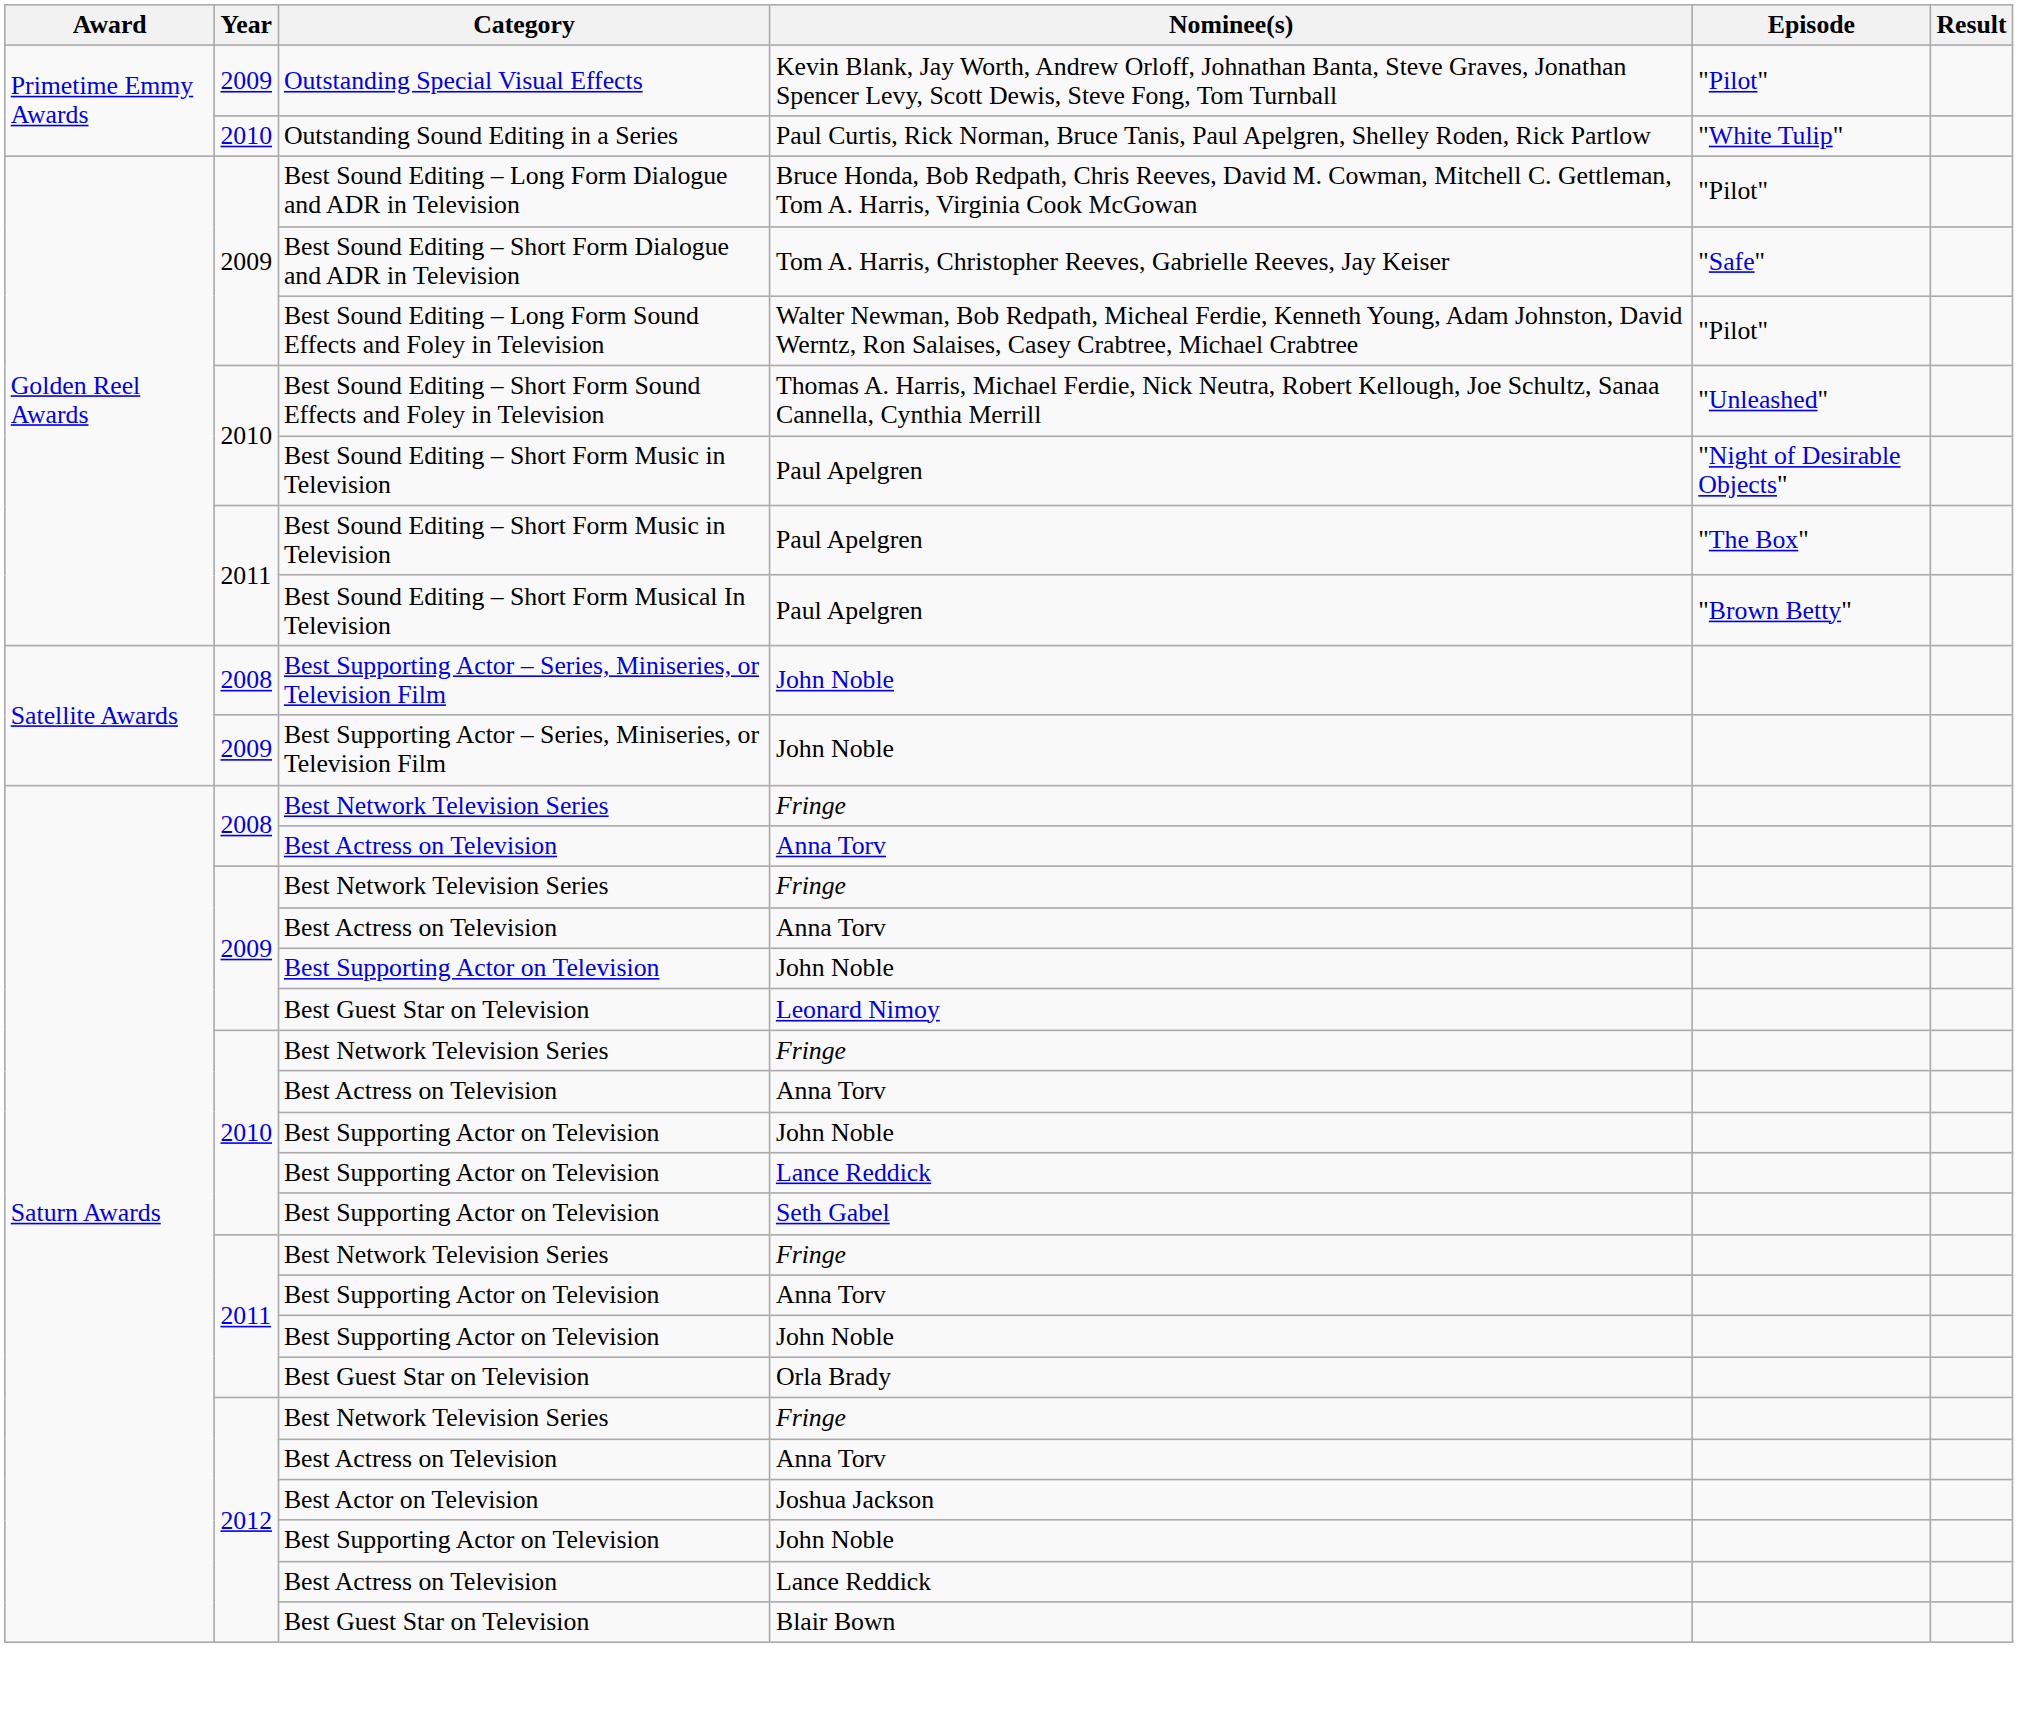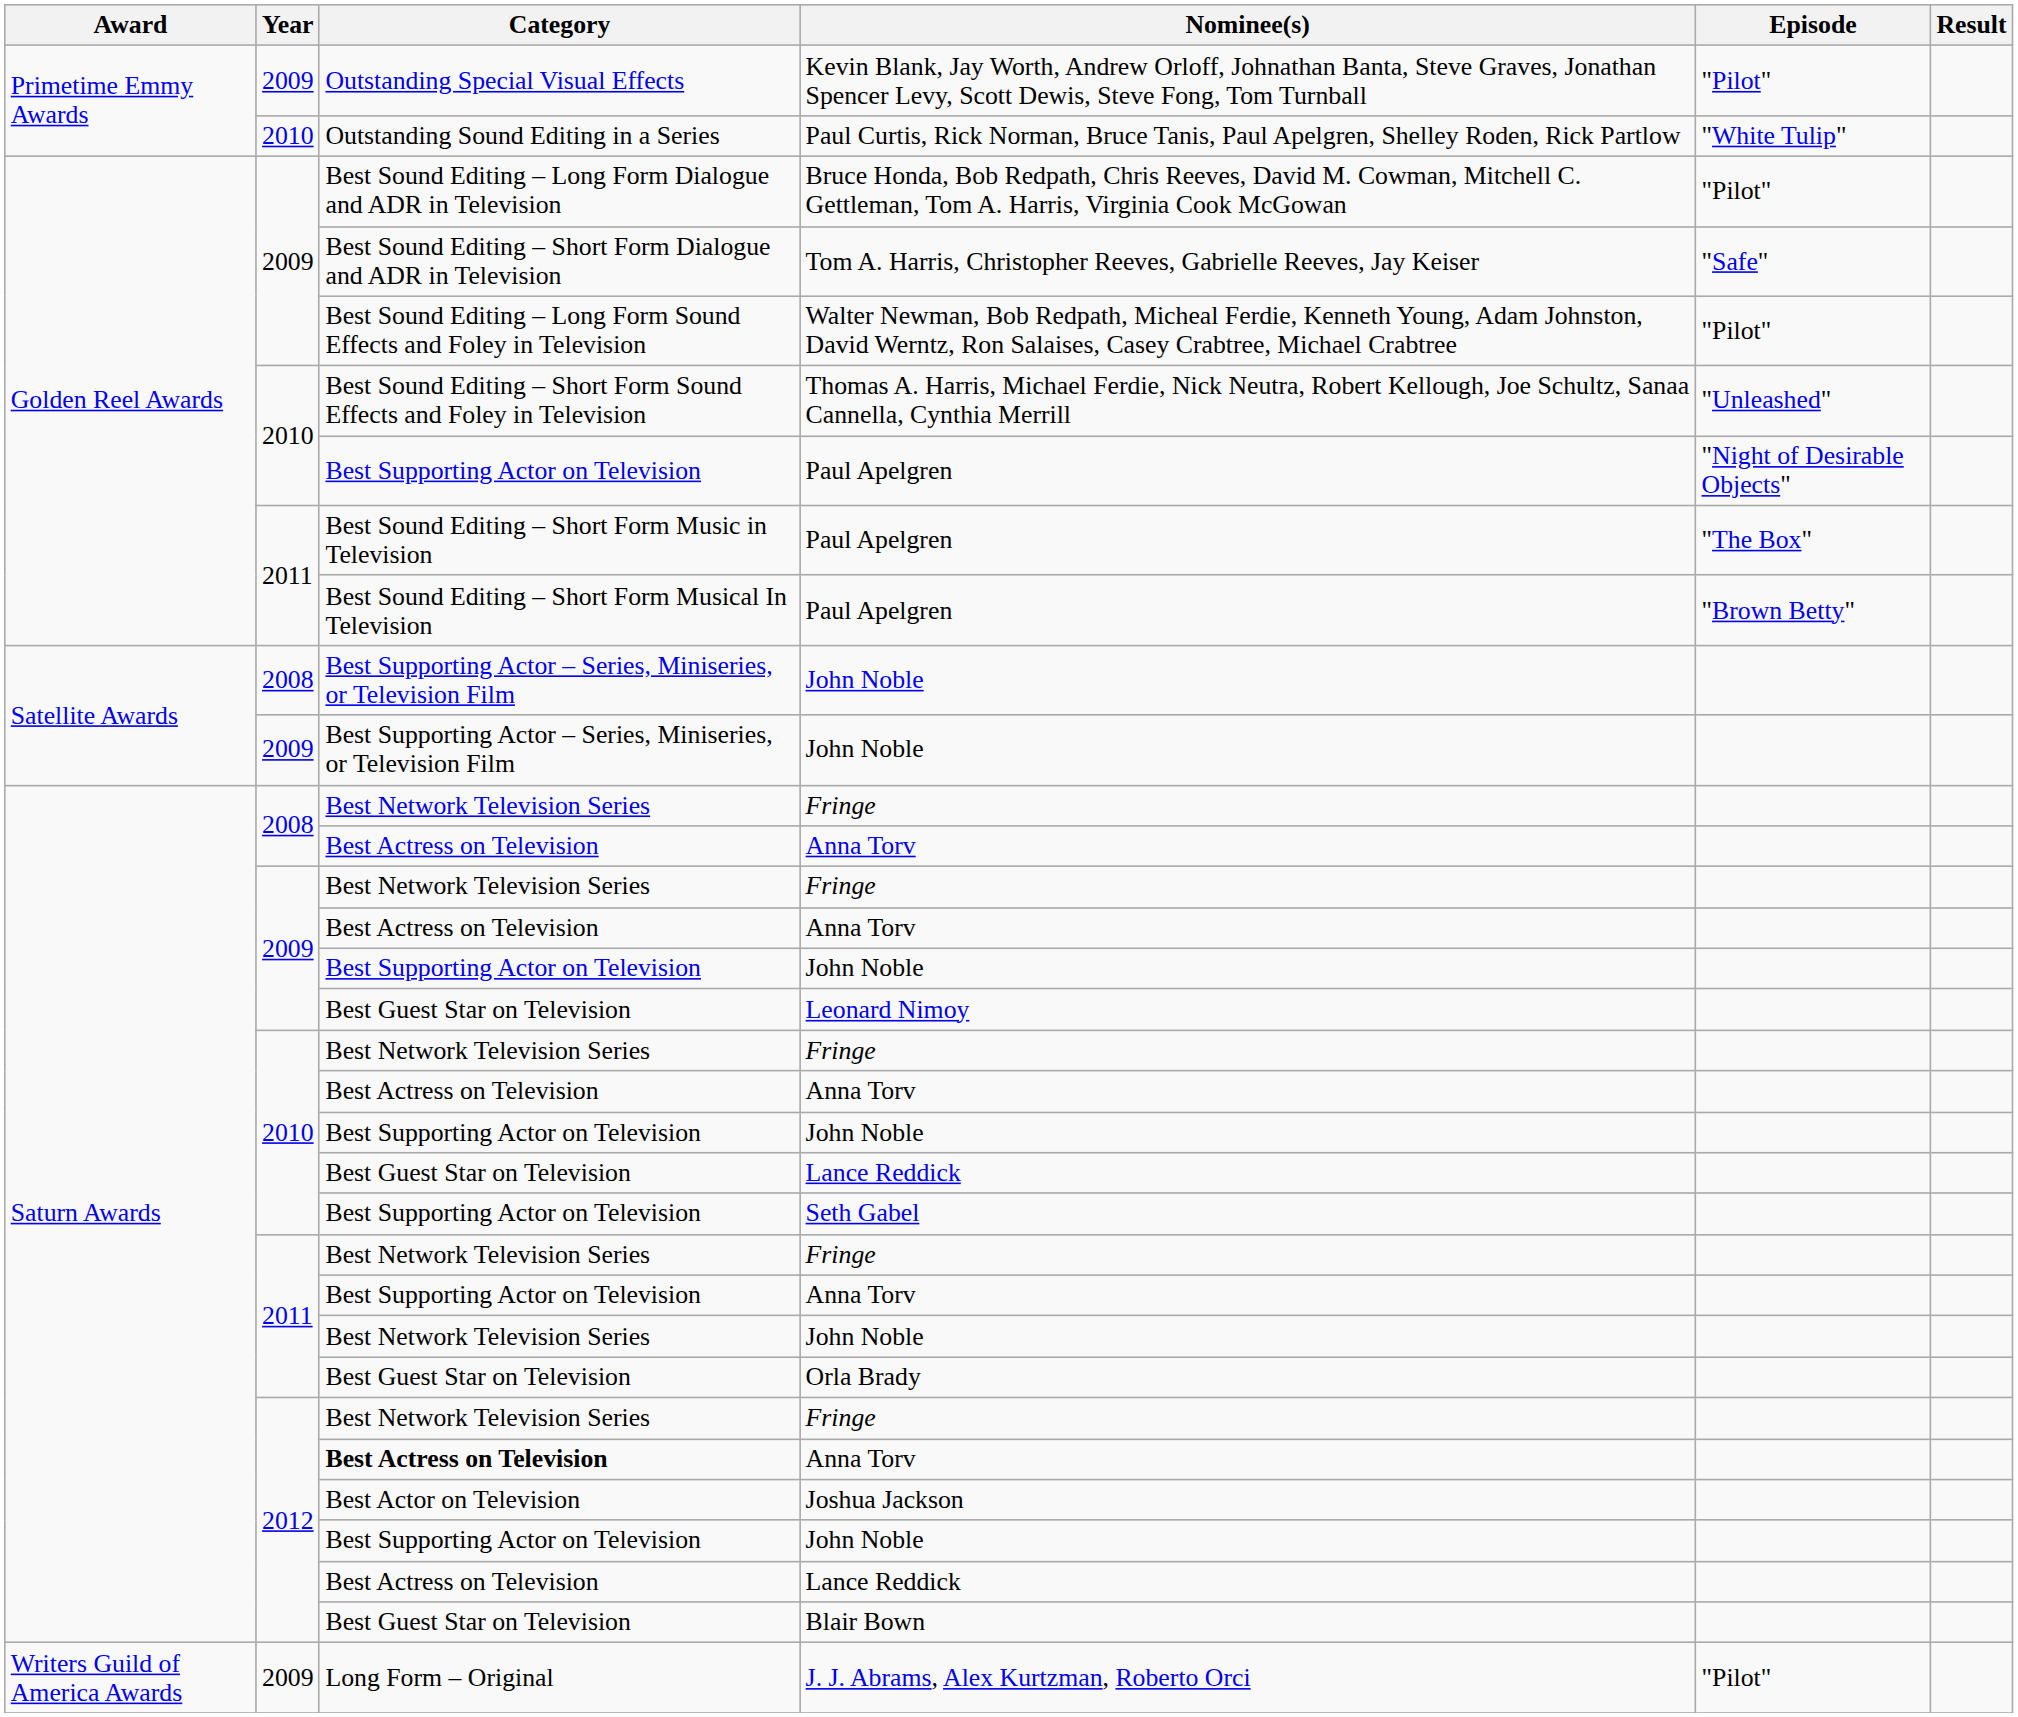(505, 470) Best Sound Editing – Short Form Music in Television -> (513, 470) Best Supporting Actor on Television
(472, 1172) Best Supporting Actor on Television -> (478, 1172) Best Guest Star on Television
(472, 1336) Best Supporting Actor on Television -> (488, 1336) Best Network Television Series
(420, 1458) normal -> (467, 1458) bold
+ row: (288, 1677)
